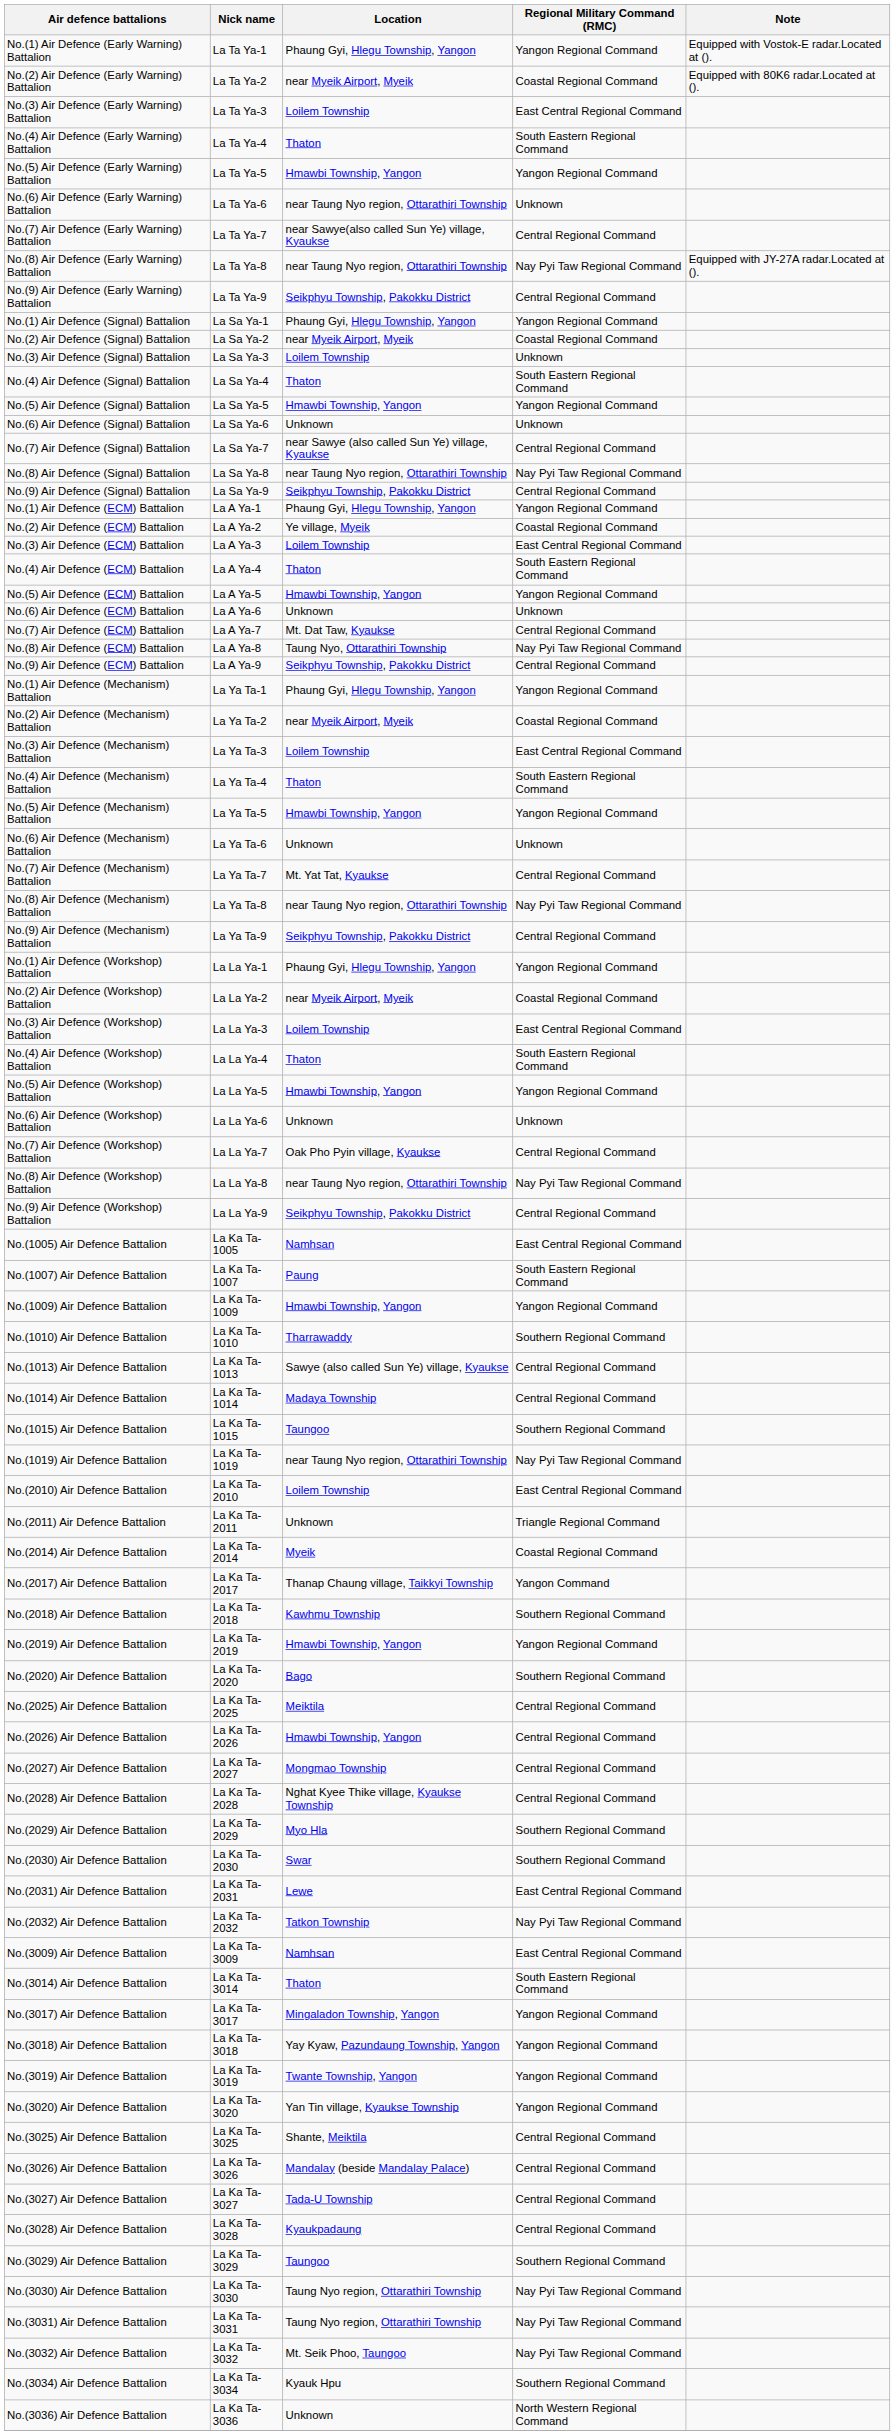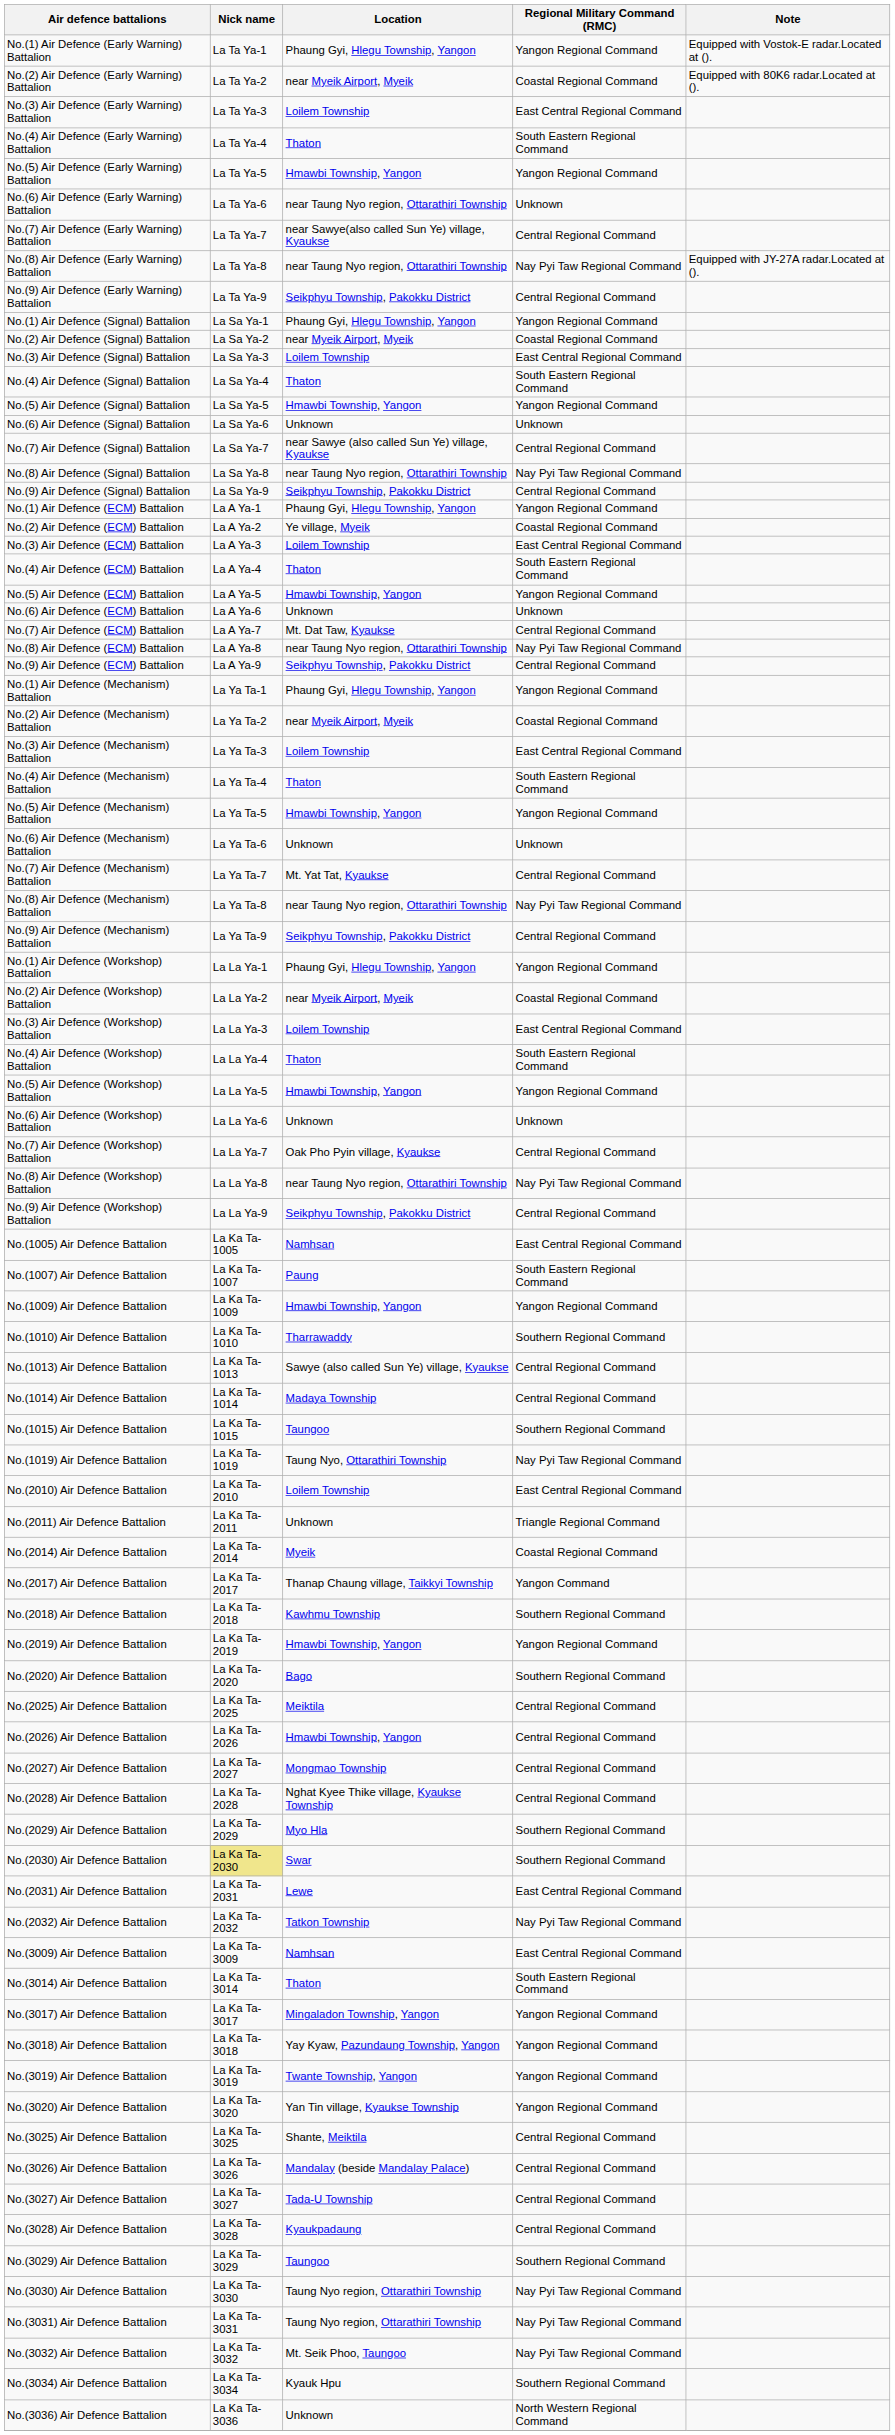(539, 357) Unknown -> (599, 357) East Central Regional Command
(366, 648) Taung Nyo, Ottarathiri Township -> (396, 648) near Taung Nyo region, Ottarathiri Township
(396, 1460) near Taung Nyo region, Ottarathiri Township -> (366, 1460) Taung Nyo, Ottarathiri Township
(237, 1860) no background -> (237, 1860) khaki background
